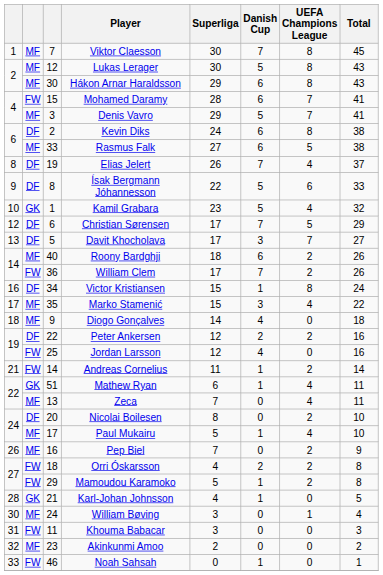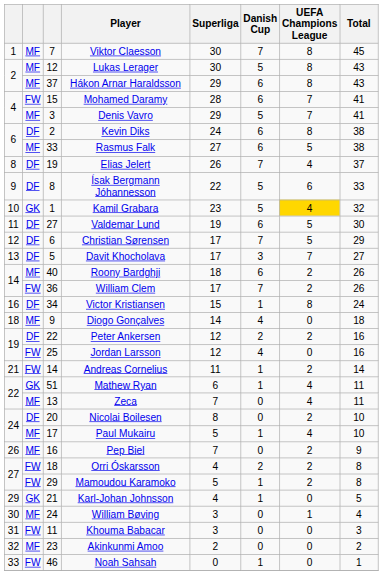(52, 84) 30 -> (52, 84) 37
(310, 208) no background -> (310, 208) gold background
+ row: (125, 224)
- row: (125, 305)
(13, 498) 28 -> (13, 498) 29
